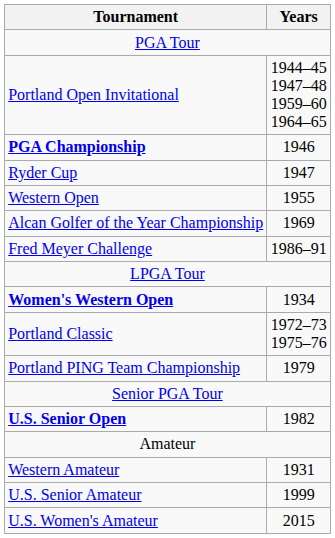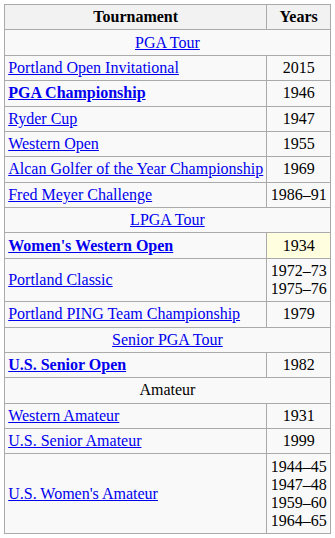(299, 94) 1944–45 1947–48 1959–60 1964–65 -> (299, 67) 2015
(299, 299) no background -> (299, 245) lightyellow background
(299, 520) 2015 -> (299, 493) 1944–45 1947–48 1959–60 1964–65
